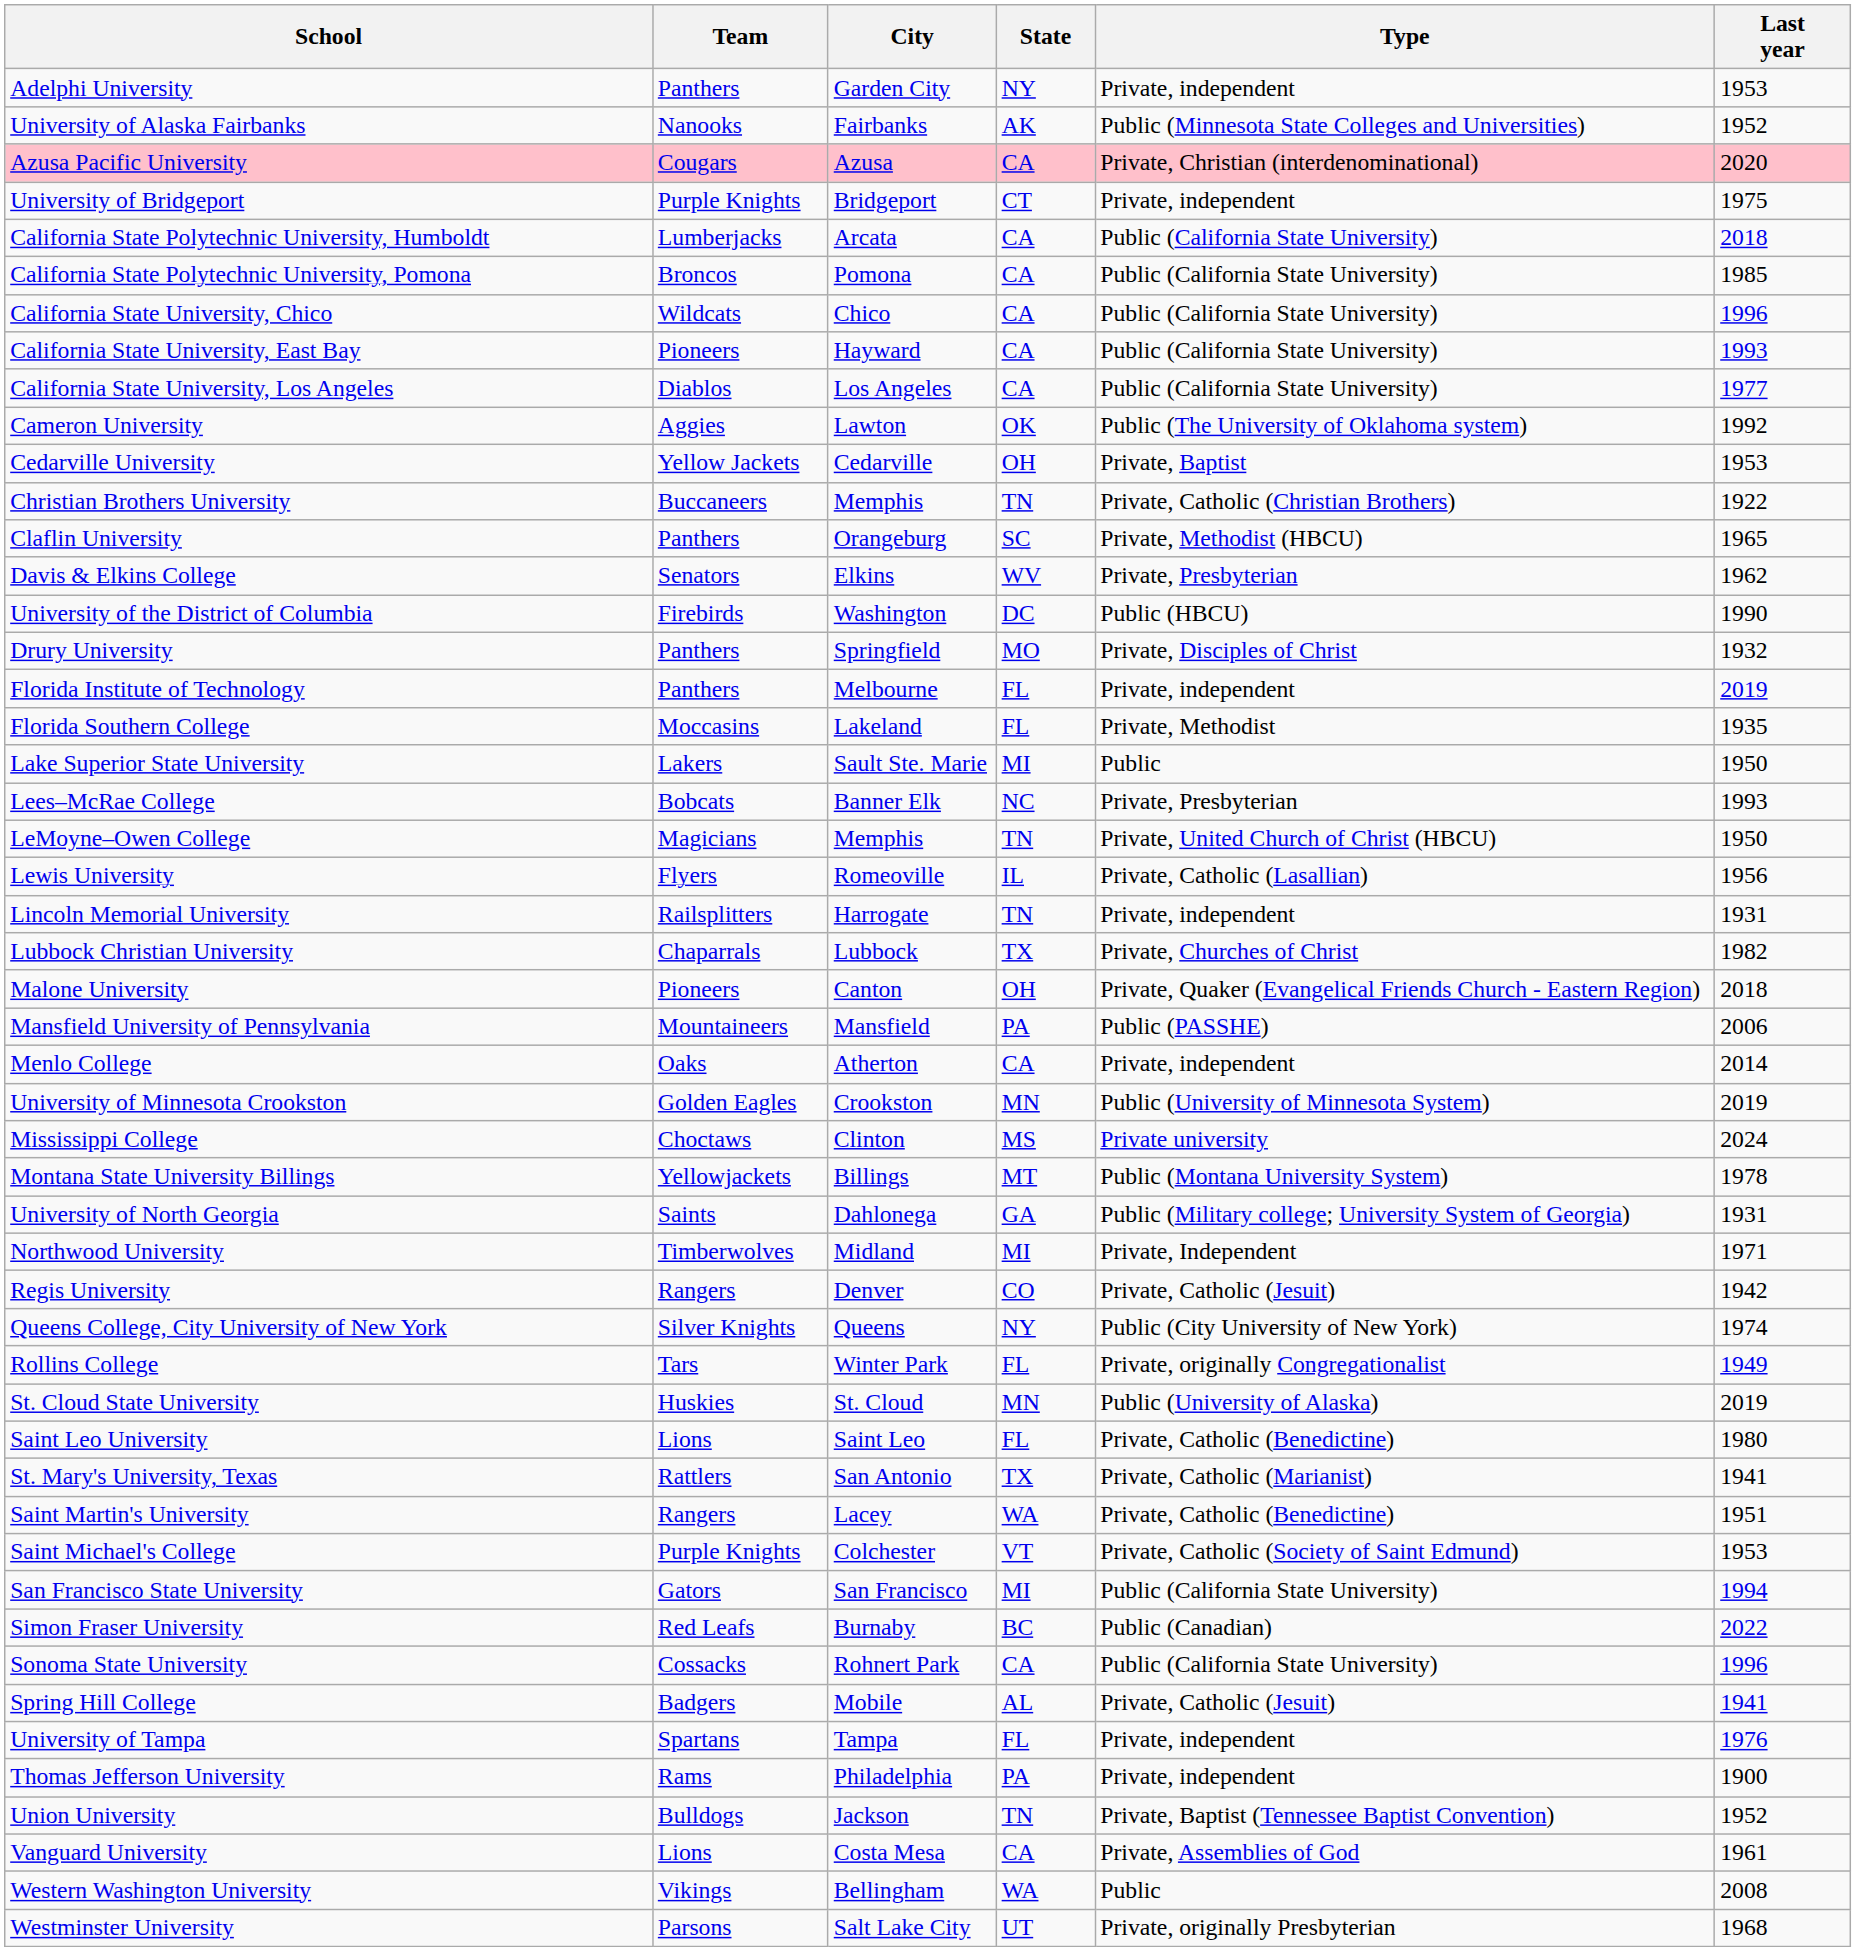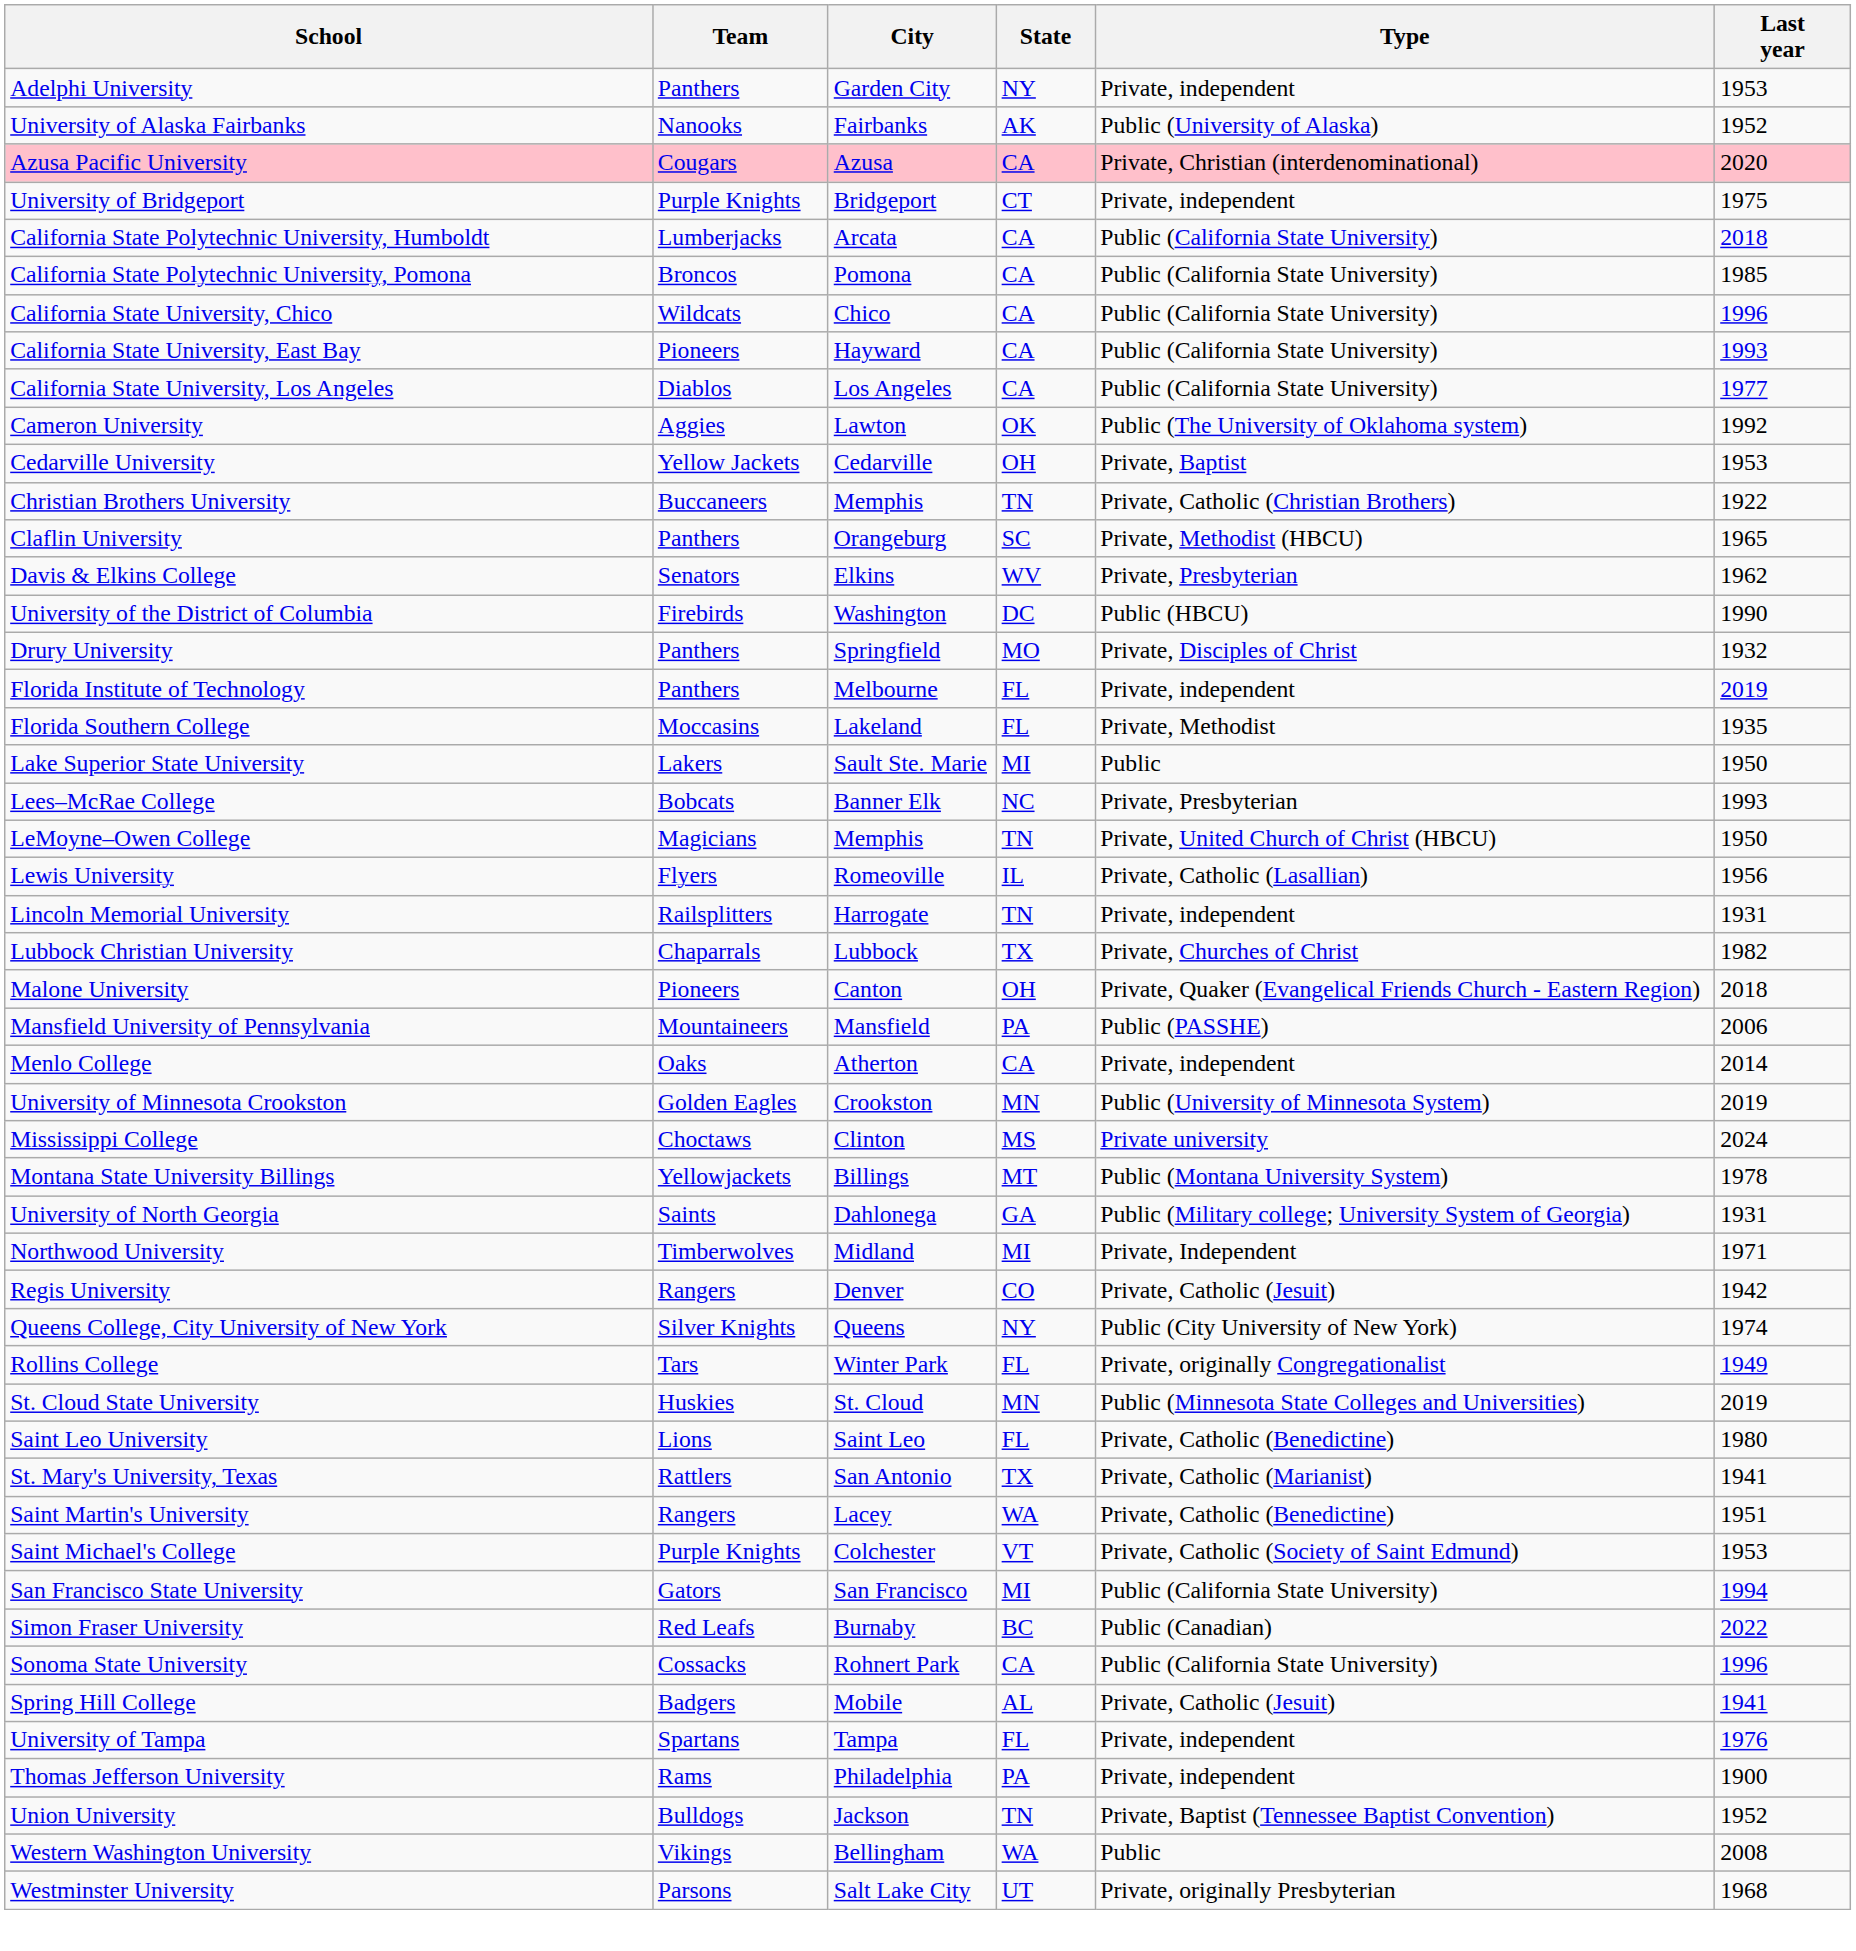(1343, 125) Public (Minnesota State Colleges and Universities) -> (1239, 125) Public (University of Alaska)
(1239, 1401) Public (University of Alaska) -> (1343, 1401) Public (Minnesota State Colleges and Universities)
- row: (109, 1852)
